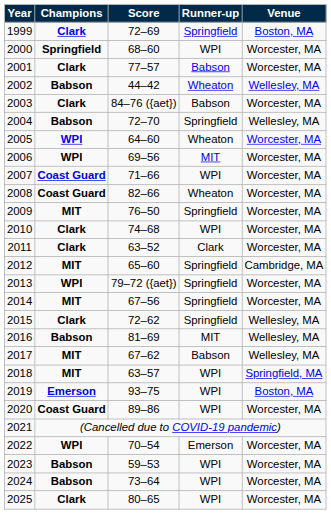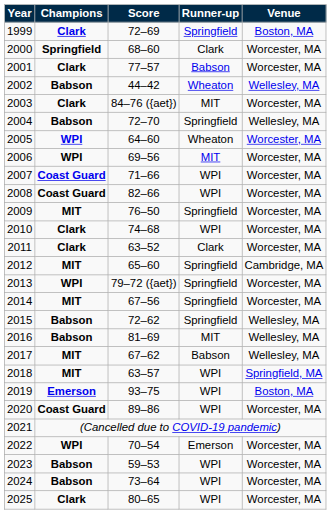(211, 49) WPI -> (211, 49) Clark
(211, 103) Babson -> (211, 103) MIT
(211, 193) Wheaton -> (211, 193) WPI
(72, 319) Clark -> (72, 319) Babson
